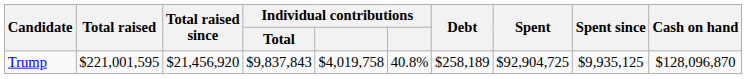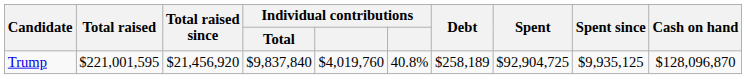(279, 62) $9,837,843 -> (279, 62) $9,837,840
(351, 62) $4,019,758 -> (351, 62) $4,019,760
